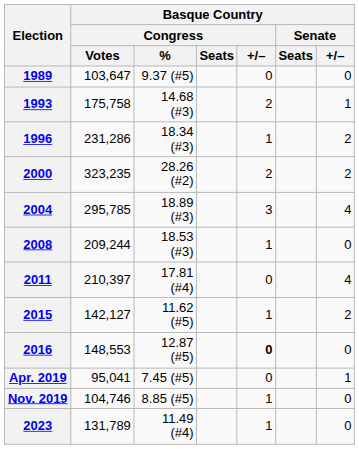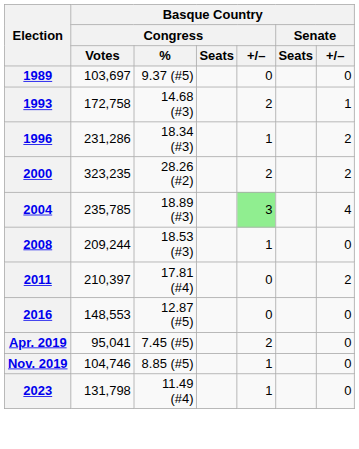(107, 76) 103,647 -> (107, 76) 103,697
(107, 104) 175,758 -> (107, 104) 172,758
(107, 209) 295,785 -> (107, 209) 235,785
(269, 209) no background -> (269, 209) lightgreen background
(348, 279) 4 -> (348, 279) 2
- row: (38, 315)
(269, 350) bold -> (269, 315) normal
(269, 378) 0 -> (269, 342) 2
(348, 378) 1 -> (348, 342) 0
(107, 426) 131,789 -> (107, 391) 131,798
